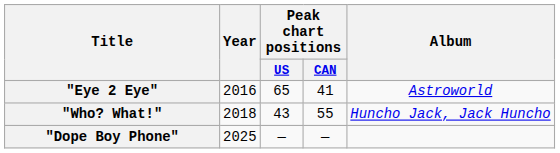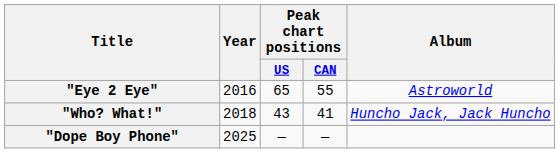(325, 92) 41 -> (325, 92) 55
(325, 114) 55 -> (325, 114) 41
